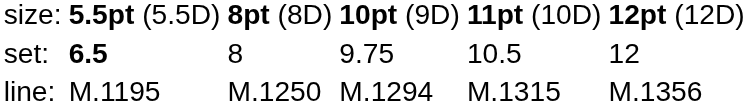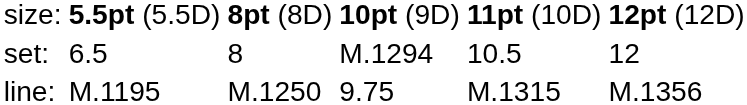(88, 53) bold -> (88, 53) normal
(367, 53) 9.75 -> (386, 53) M.1294
(386, 92) M.1294 -> (367, 92) 9.75
